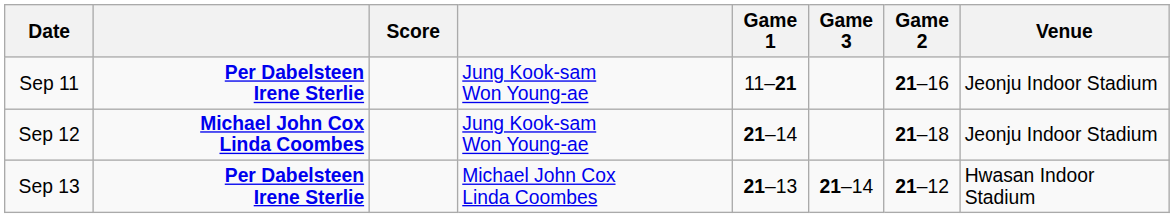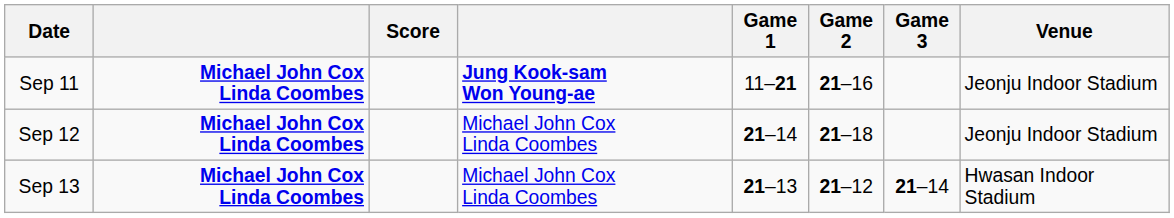columns swapped: (922, 31) <-> (846, 31)
(294, 83) Per Dabelsteen Irene Sterlie -> (282, 83) Michael John Cox Linda Coombes
(529, 83) normal -> (534, 83) bold
(529, 135) Jung Kook-sam Won Young-ae -> (539, 135) Michael John Cox Linda Coombes
(294, 187) Per Dabelsteen Irene Sterlie -> (282, 187) Michael John Cox Linda Coombes
